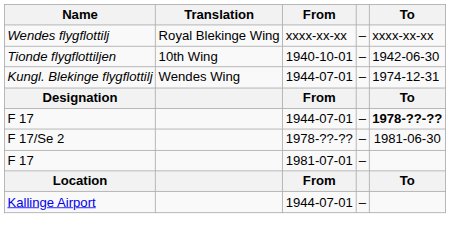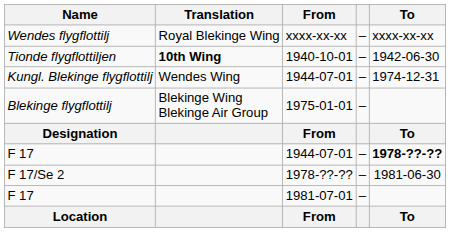(188, 56) normal -> (190, 56) bold
+ row: (60, 105)
- row: (52, 202)
